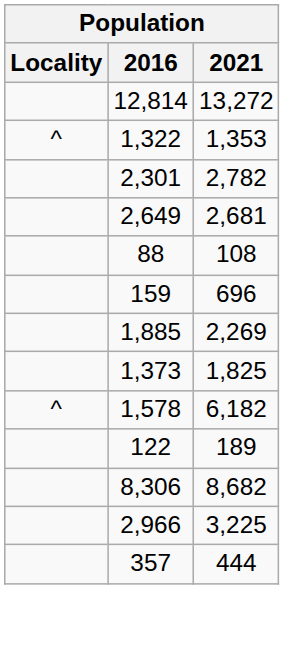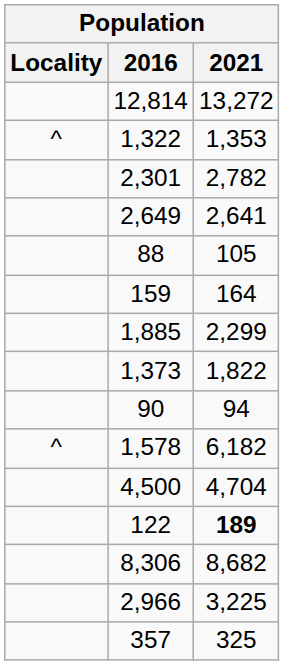(236, 216) 2,681 -> (236, 216) 2,641
(236, 255) 108 -> (236, 255) 105
(236, 293) 696 -> (236, 293) 164
(236, 332) 2,269 -> (236, 332) 2,299
(236, 370) 1,825 -> (236, 370) 1,822
+ row: (151, 409)
+ row: (151, 486)
(236, 448) normal -> (236, 525) bold
(236, 563) 444 -> (236, 640) 325
